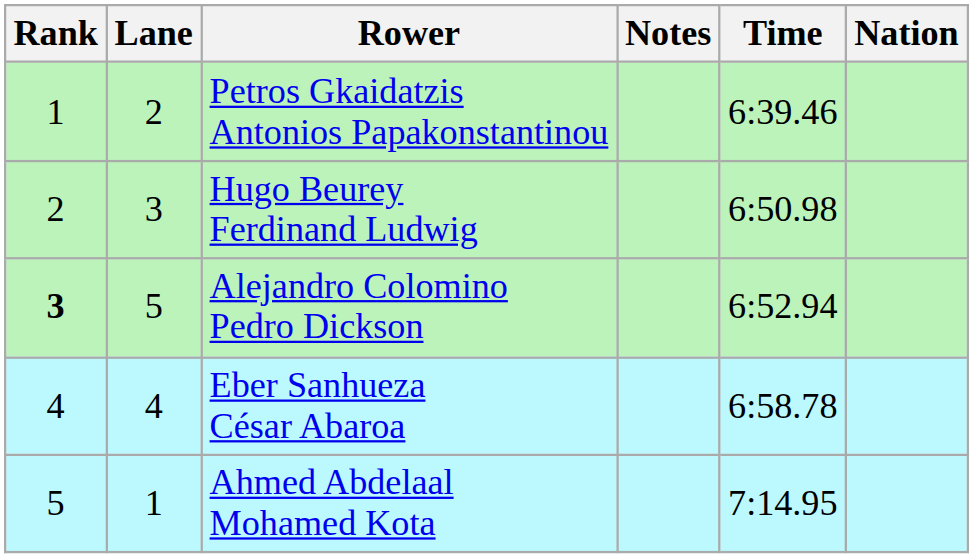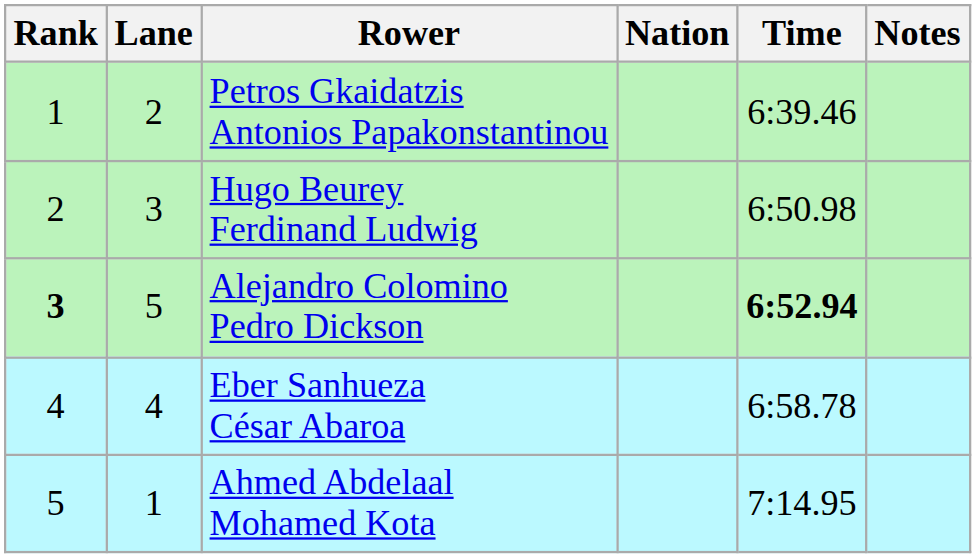columns swapped: (906, 33) <-> (668, 33)
(783, 306) normal -> (802, 306) bold
